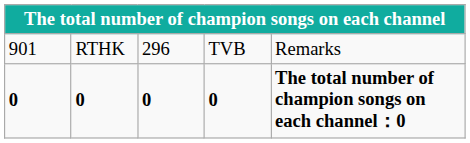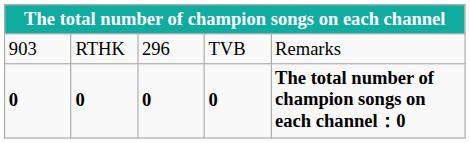(23, 48) 901 -> (23, 48) 903
